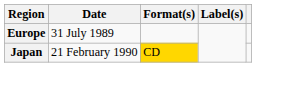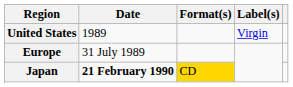+ row: (42, 33)
(94, 52) normal -> (128, 71) bold
